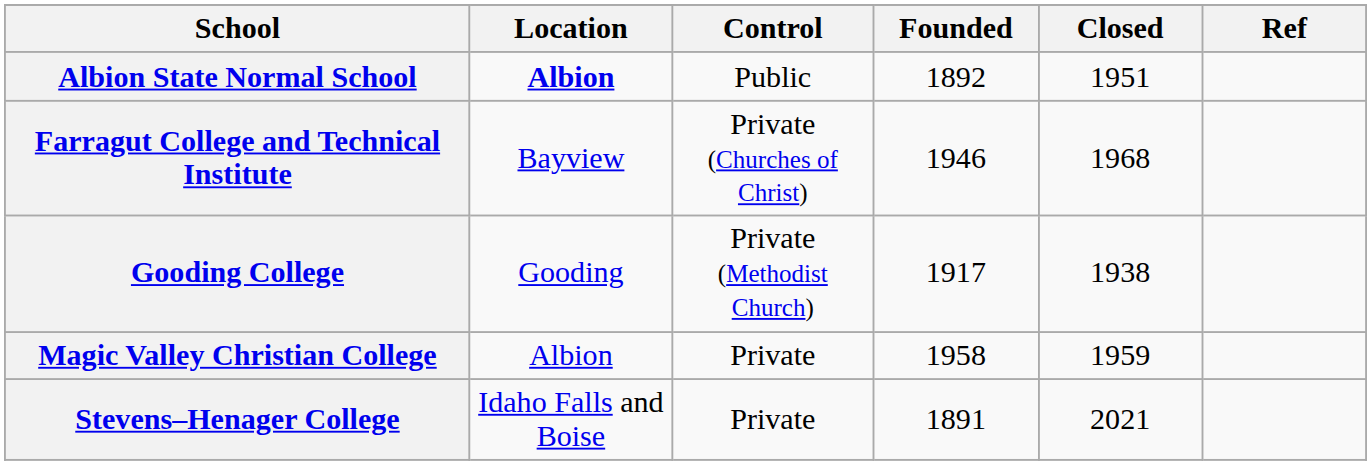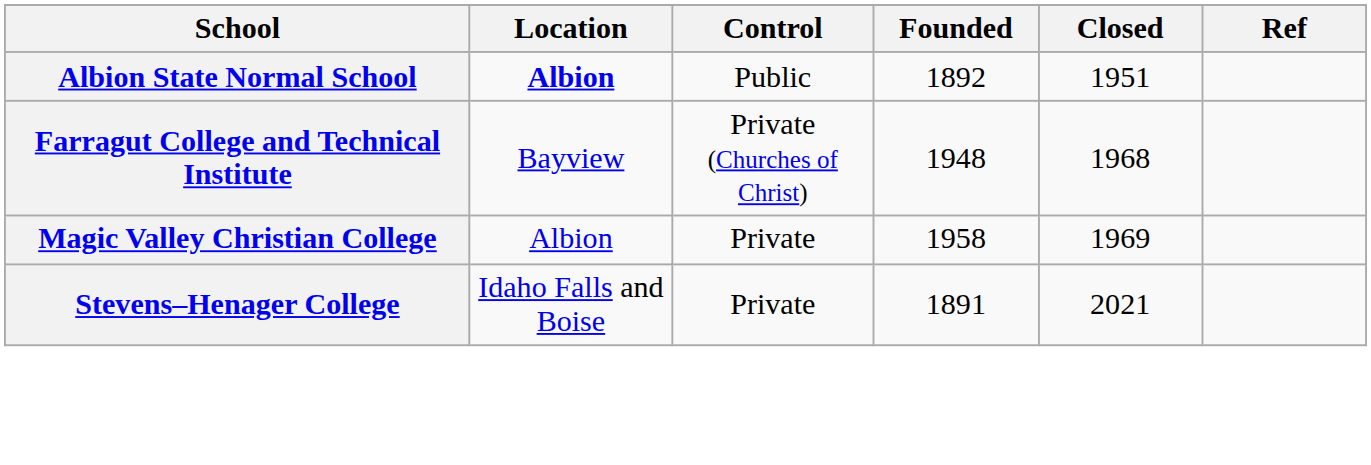(956, 157) 1946 -> (956, 157) 1948
- row: (237, 272)
(1120, 354) 1959 -> (1120, 239) 1969
